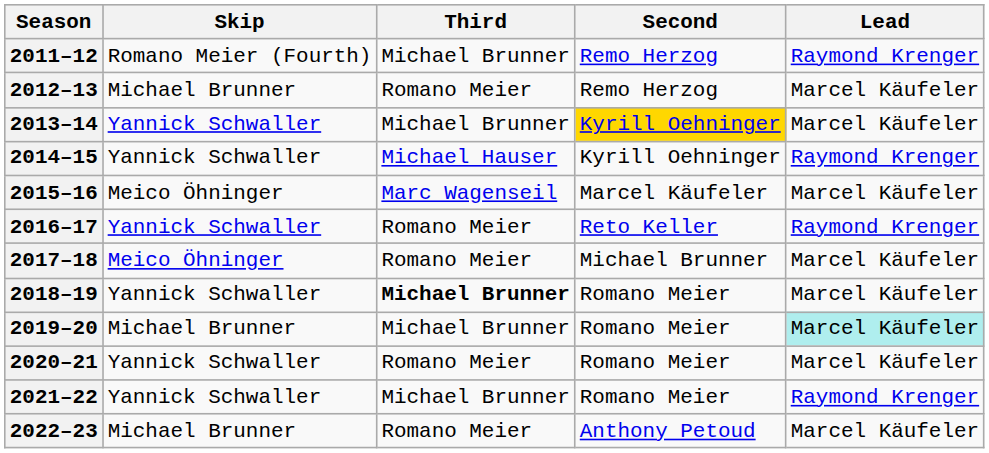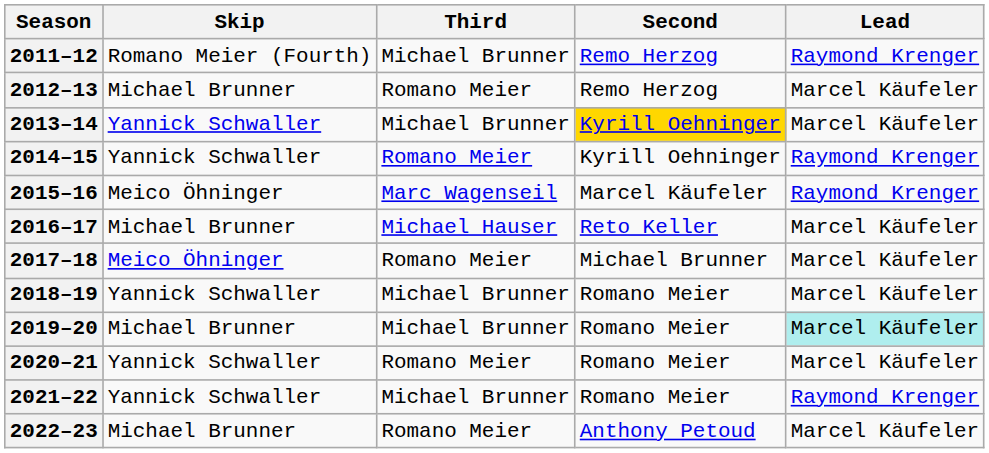(469, 158) Michael Hauser -> (457, 158) Romano Meier
(885, 192) Marcel Käufeler -> (885, 192) Raymond Krenger
(214, 227) Yannick Schwaller -> (202, 227) Michael Brunner
(457, 227) Romano Meier -> (469, 227) Michael Hauser
(885, 227) Raymond Krenger -> (885, 227) Marcel Käufeler
(476, 295) bold -> (476, 295) normal
